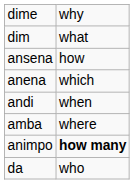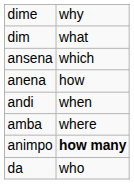(72, 59) how -> (77, 59) which
(77, 80) which -> (72, 80) how
